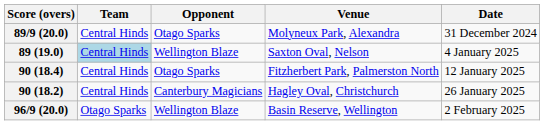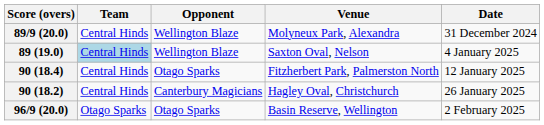(187, 33) Otago Sparks -> (196, 33) Wellington Blaze
(196, 110) Wellington Blaze -> (187, 110) Otago Sparks
